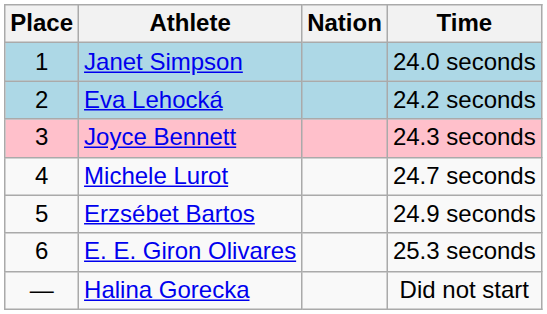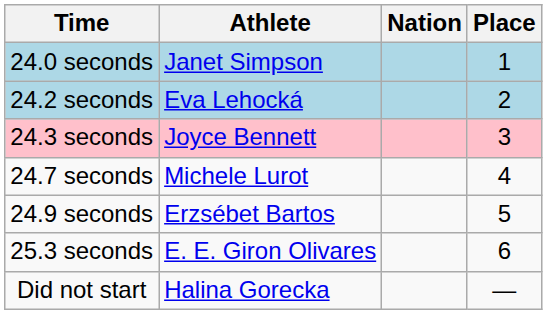columns swapped: (42, 23) <-> (464, 23)
